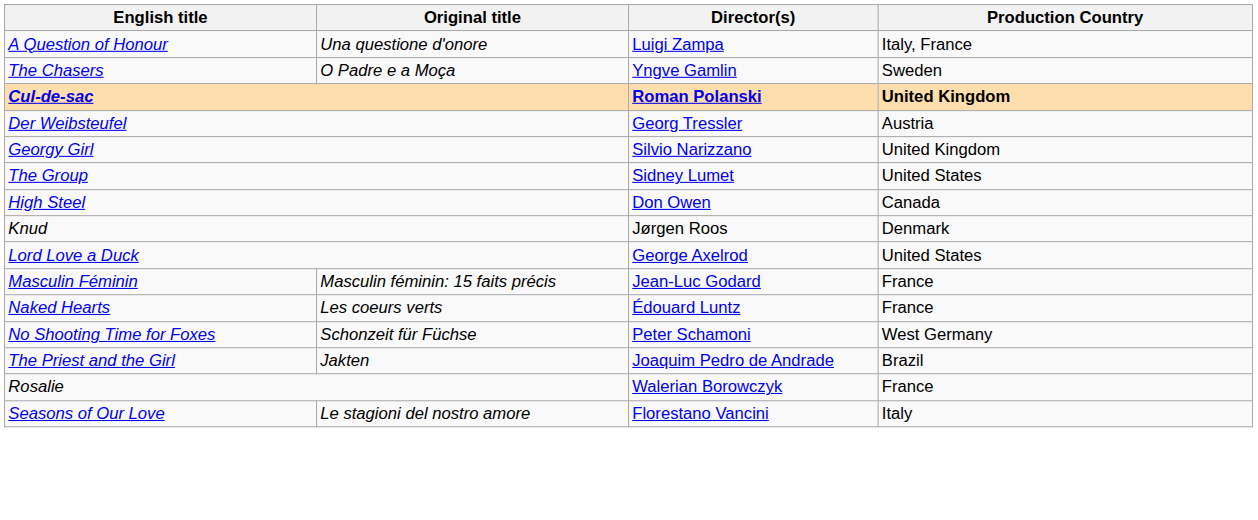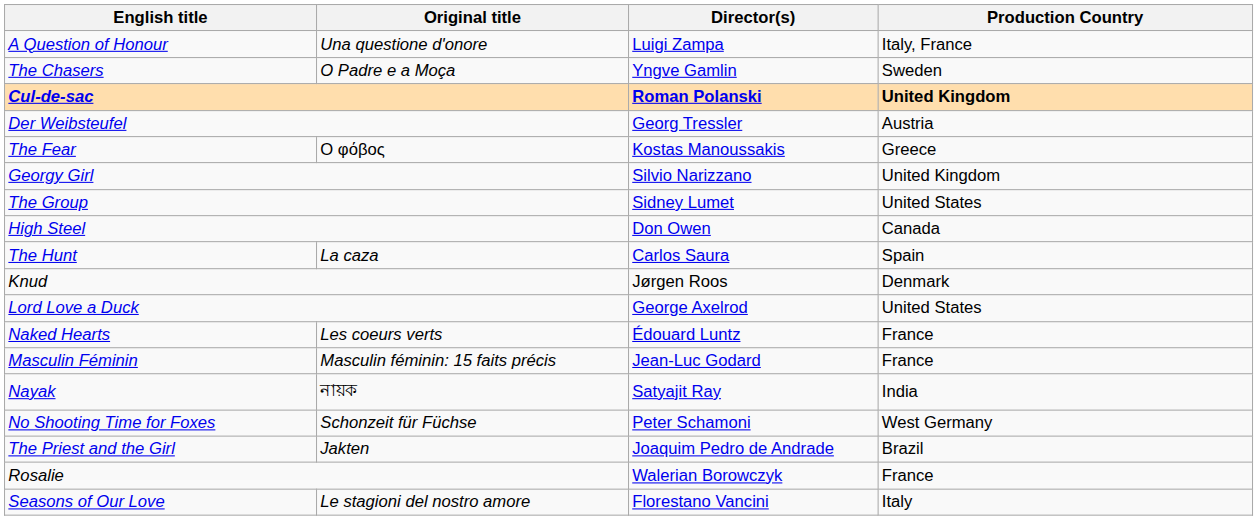+ row: (42, 149)
+ row: (43, 255)
rows swapped: (73, 281) <-> (59, 307)
+ row: (32, 391)
